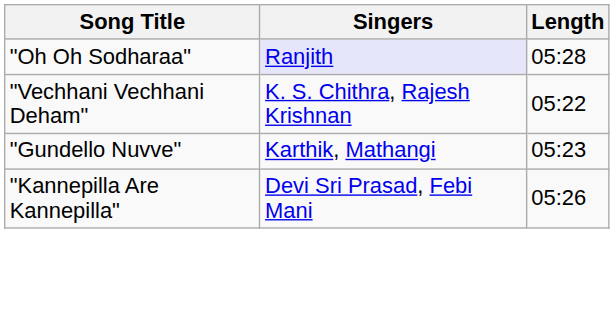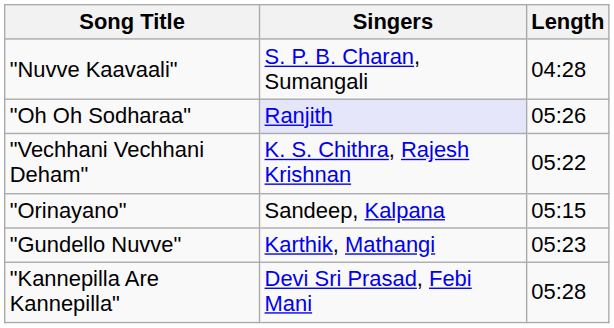+ row: (94, 68)
(559, 56) 05:28 -> (559, 116) 05:26
+ row: (68, 210)
(559, 197) 05:26 -> (559, 292) 05:28
